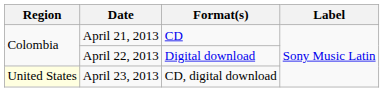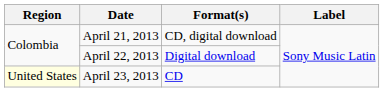(174, 35) CD -> (221, 35) CD, digital download
(221, 76) CD, digital download -> (174, 76) CD
